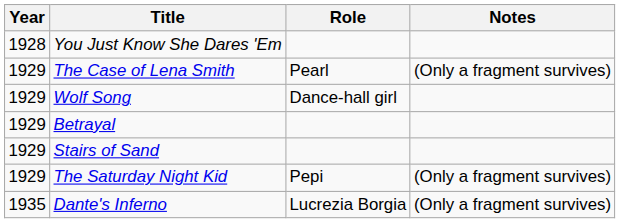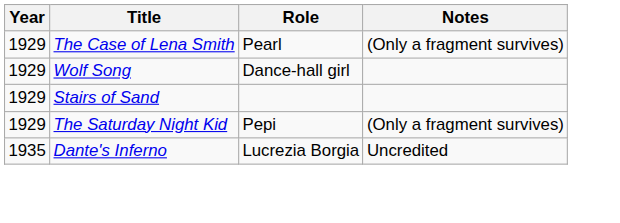- row: (168, 44)
- row: (84, 124)
(512, 204) (Only a fragment survives) -> (408, 151) Uncredited
